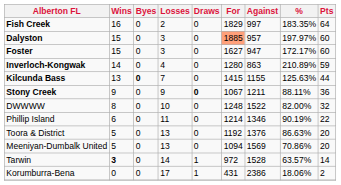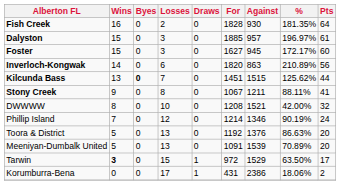(233, 24) 1829 -> (233, 24) 1828
(254, 24) 997 -> (254, 24) 930
(299, 24) 183.35% -> (299, 24) 181.35%
(233, 38) lightsalmon background -> (233, 38) no background
(299, 38) 197.97% -> (299, 38) 196.97%
(325, 38) 60 -> (325, 38) 61
(254, 51) 947 -> (254, 51) 945
(163, 65) 4 -> (163, 65) 6
(233, 65) 1280 -> (233, 65) 1820
(325, 65) 59 -> (325, 65) 56
(233, 78) 1415 -> (233, 78) 1451
(256, 78) 1155 -> (256, 78) 1515
(299, 78) 125.63% -> (299, 78) 125.62%
(163, 92) 9 -> (163, 92) 8
(196, 92) bold -> (196, 92) normal
(325, 92) 36 -> (325, 92) 41
(233, 105) 1248 -> (233, 105) 1208
(256, 105) 1522 -> (256, 105) 1521
(297, 105) 82.00% -> (297, 105) 42.00%
(114, 119) 6 -> (114, 119) 7
(165, 119) 11 -> (165, 119) 12
(325, 119) 22 -> (325, 119) 24
(233, 146) 1094 -> (233, 146) 1091
(256, 146) 1569 -> (256, 146) 1539
(297, 146) 70.86% -> (297, 146) 70.89%
(165, 159) 14 -> (165, 159) 15
(256, 159) 1528 -> (256, 159) 1529
(297, 159) 63.57% -> (297, 159) 63.50%
(325, 159) 14 -> (325, 159) 17
